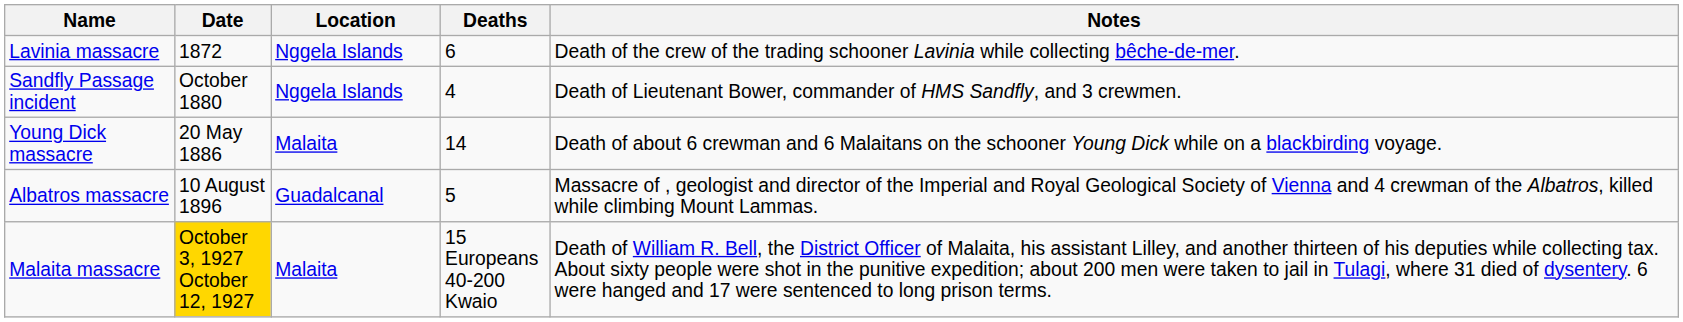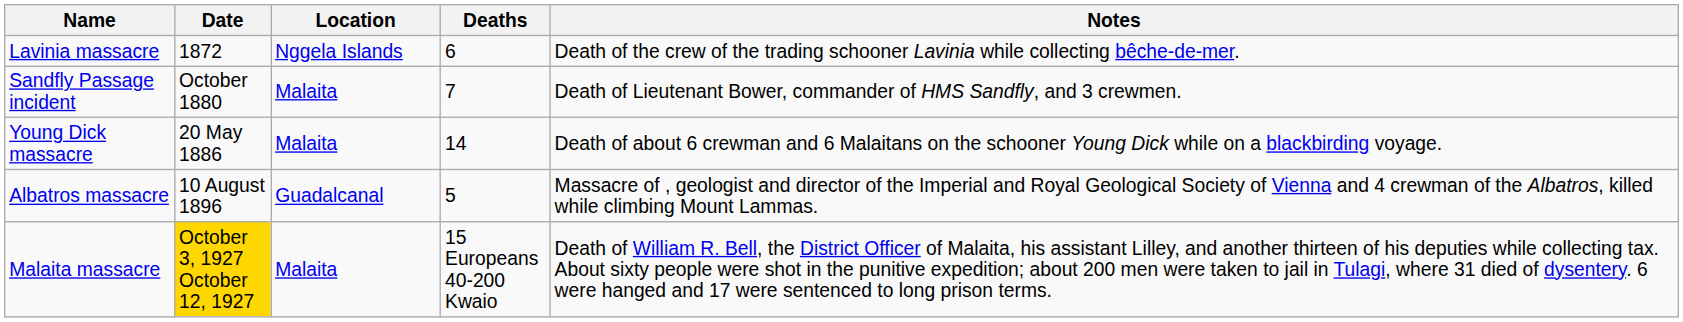(339, 92) Nggela Islands -> (306, 92) Malaita
(450, 92) 4 -> (450, 92) 7
